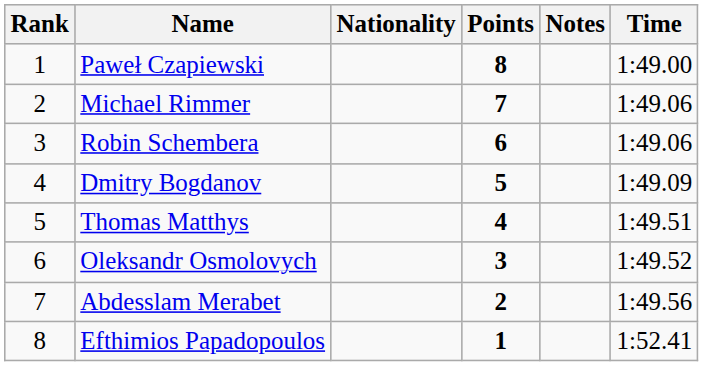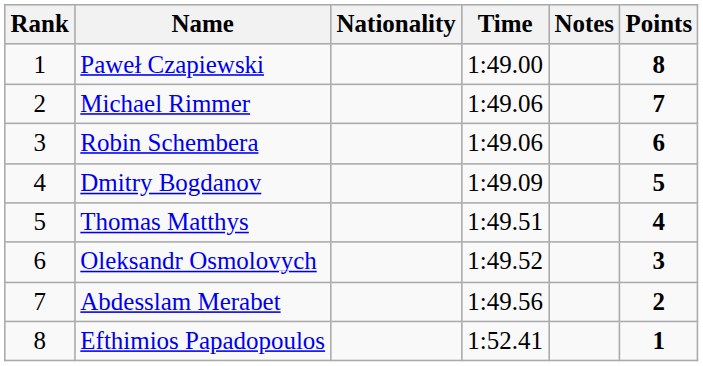columns swapped: (654, 24) <-> (501, 24)
